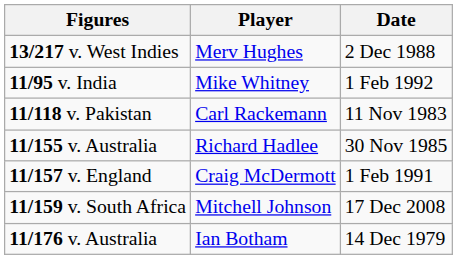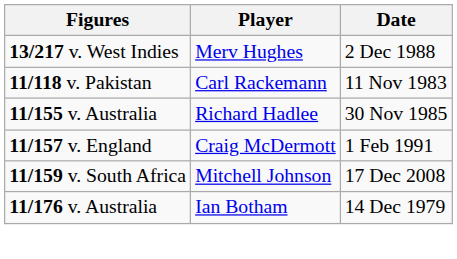- row: (63, 82)
